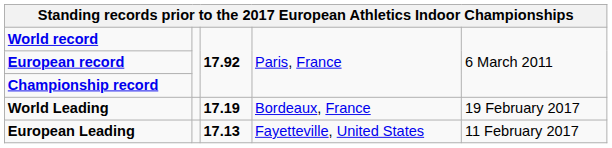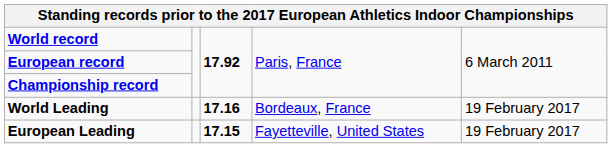(222, 108) 17.19 -> (222, 108) 17.16
(222, 131) 17.13 -> (222, 131) 17.15
(522, 131) 11 February 2017 -> (522, 131) 19 February 2017
